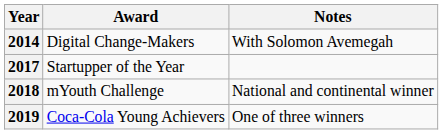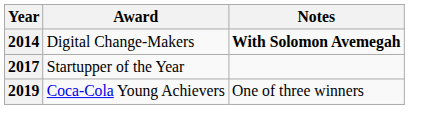(313, 41) normal -> (316, 41) bold
- row: (24, 91)
